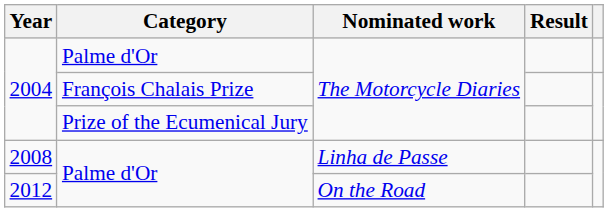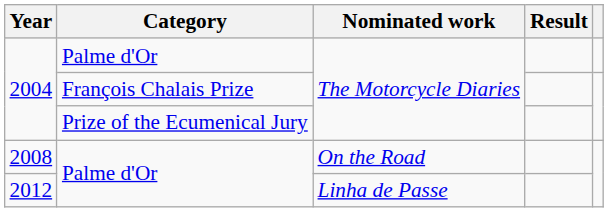(383, 156) Linha de Passe -> (371, 156) On the Road
(371, 190) On the Road -> (383, 190) Linha de Passe
